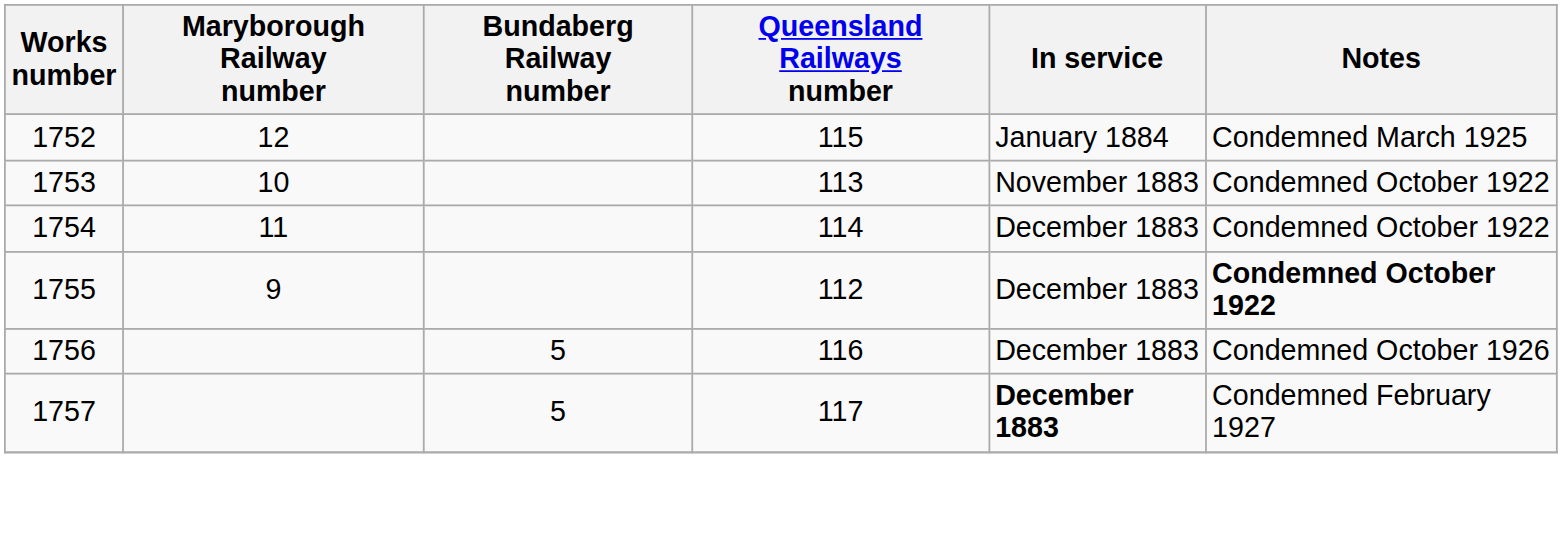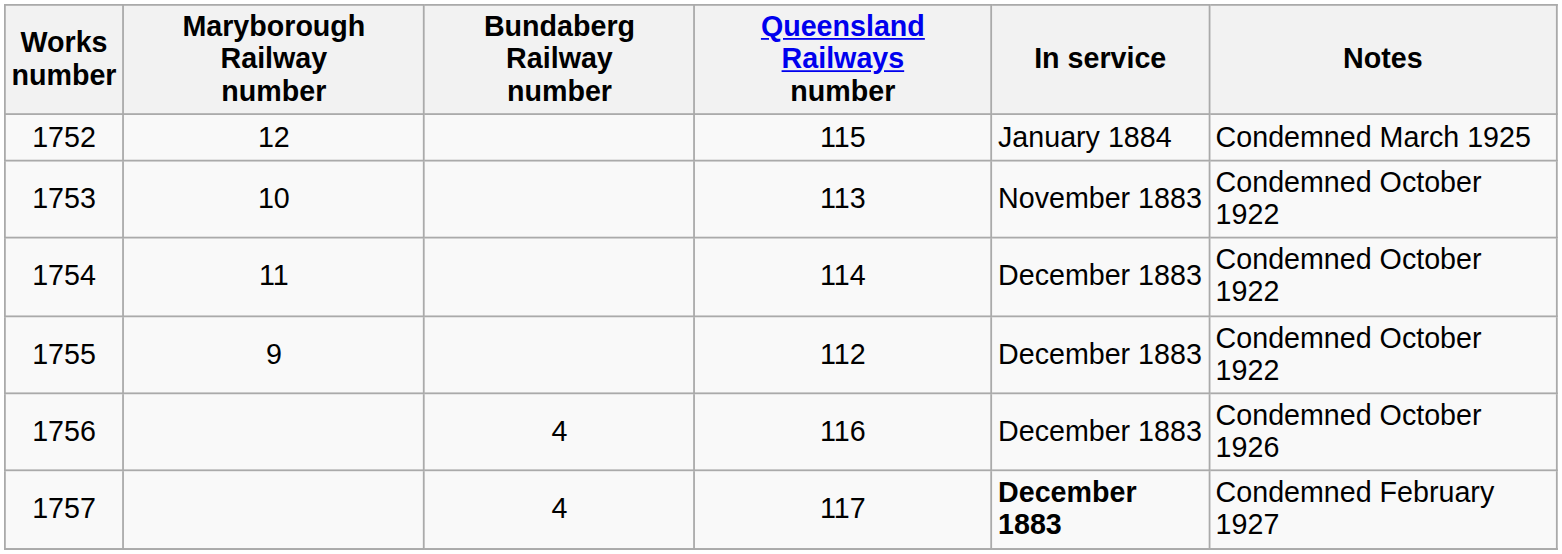(1354, 289) bold -> (1349, 353) normal
(558, 350) 5 -> (559, 431) 4
(558, 412) 5 -> (559, 509) 4
